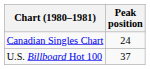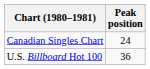(125, 56) 37 -> (125, 56) 36
